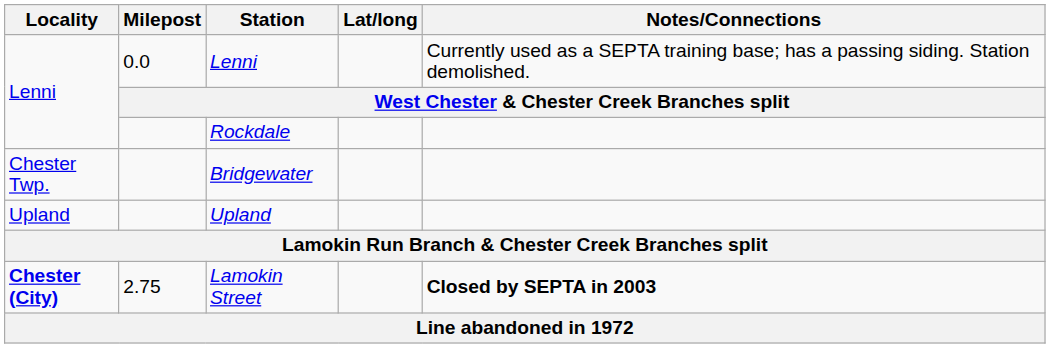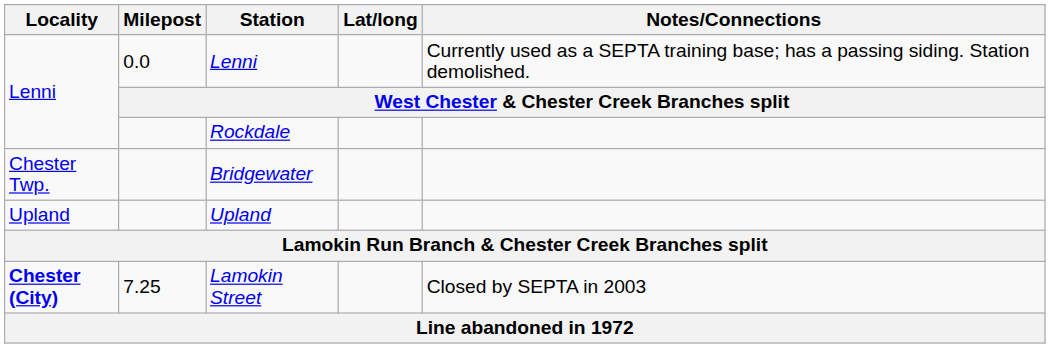(142, 286) 2.75 -> (142, 286) 7.25
(541, 286) bold -> (536, 286) normal
